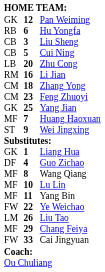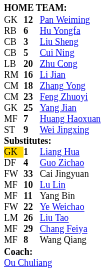(11, 152) no background -> (11, 152) gold background
rows swapped: (63, 174) <-> (64, 240)
